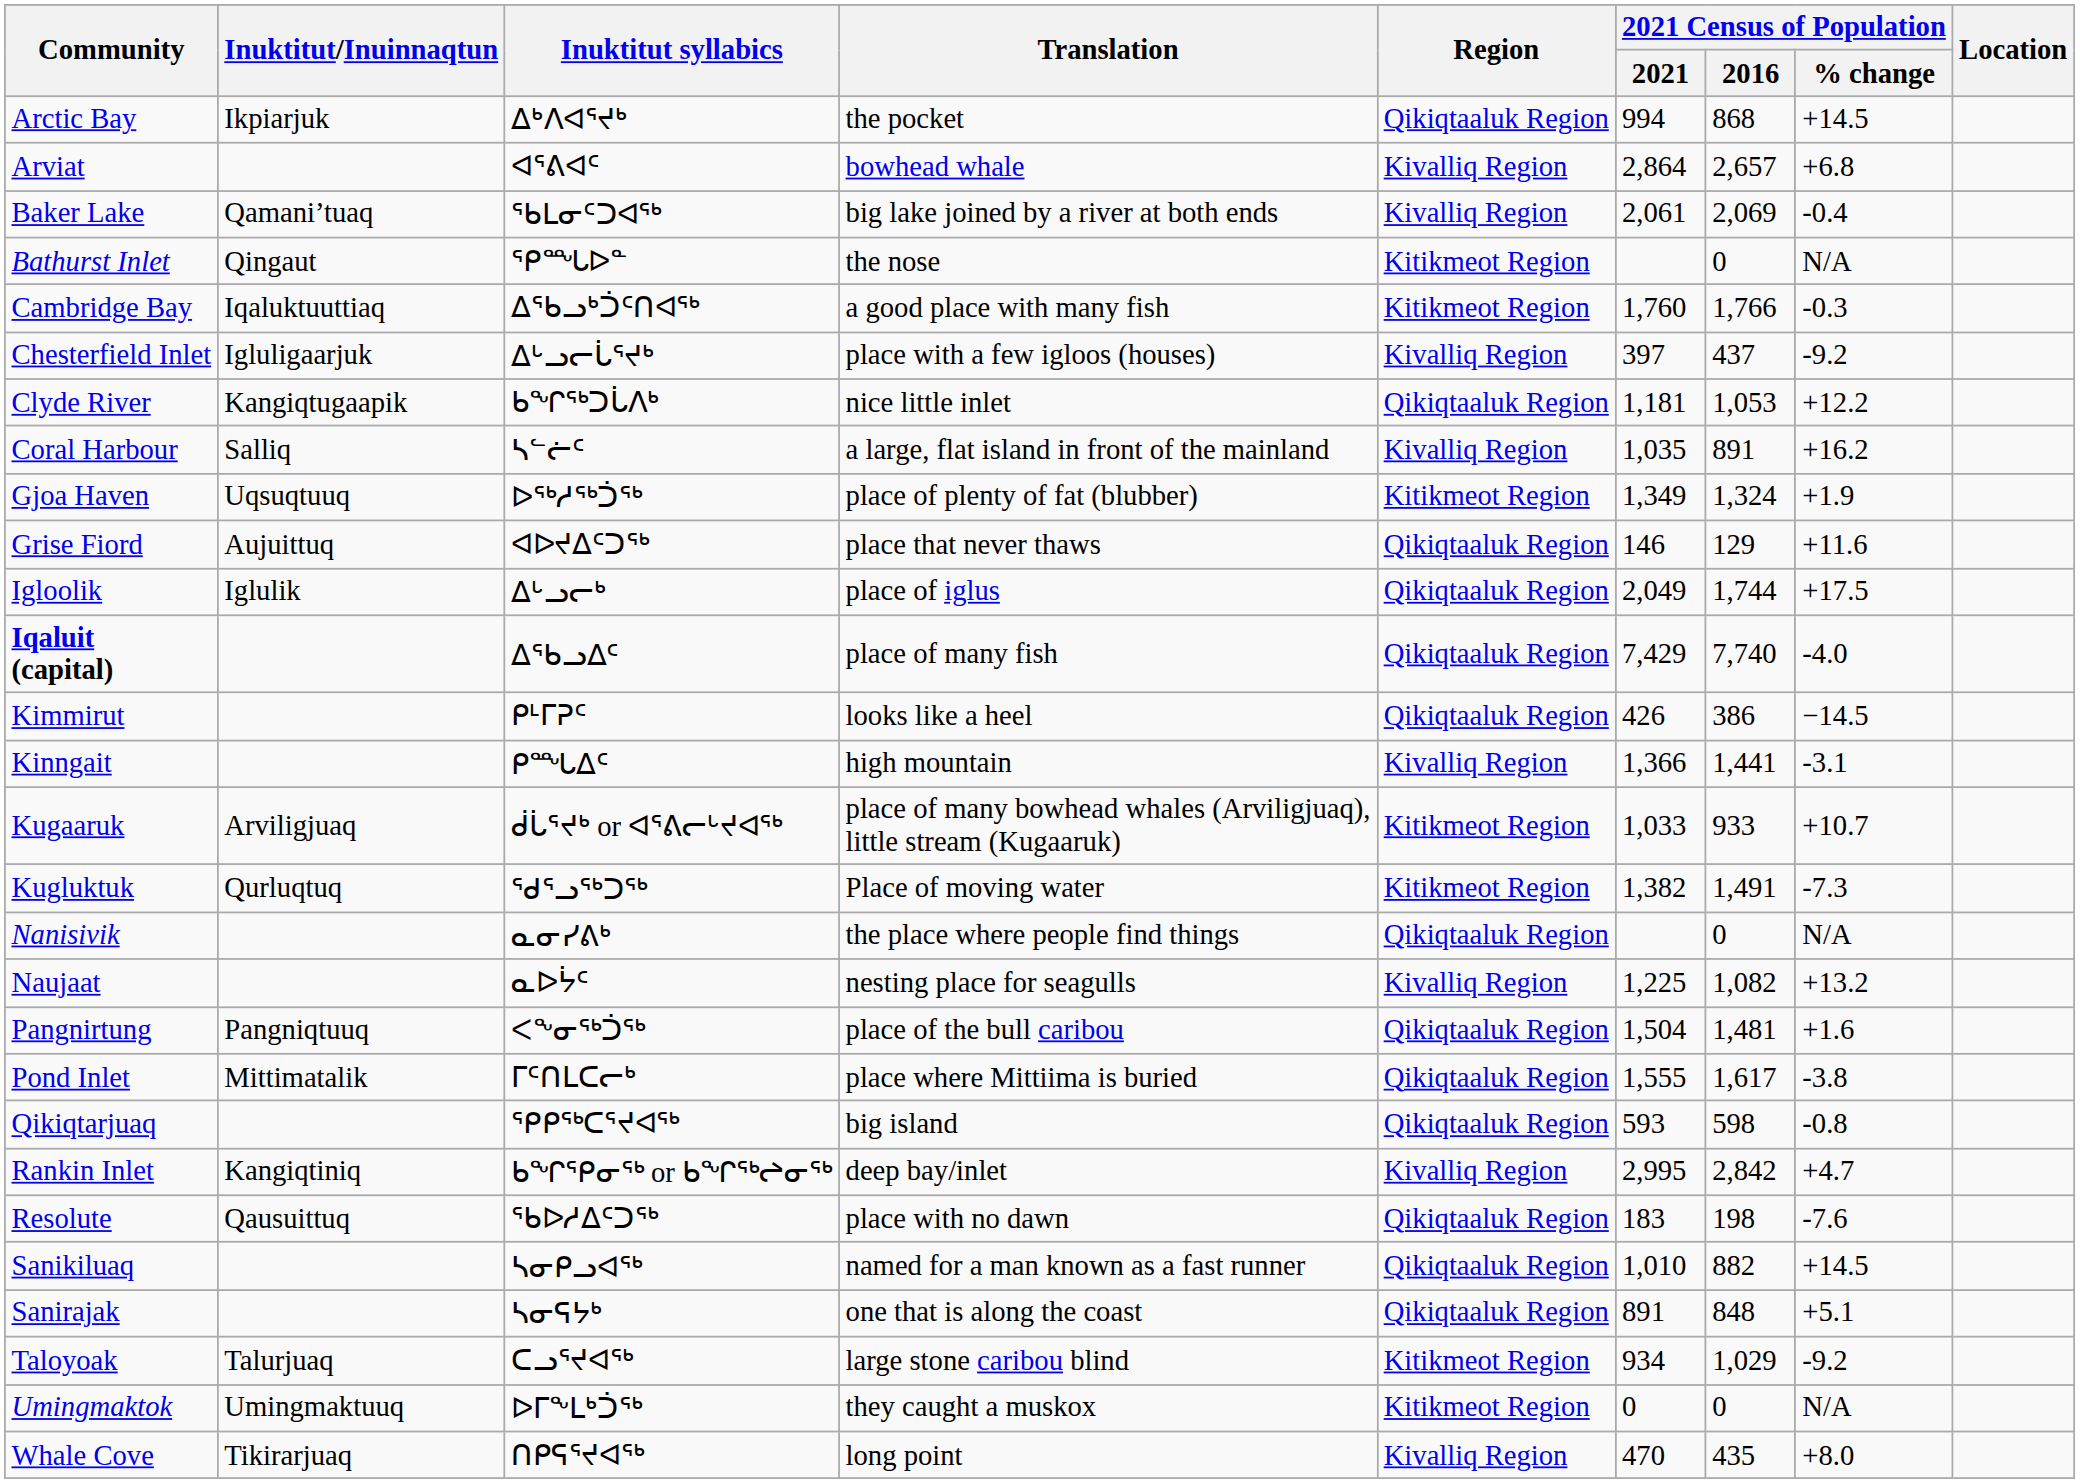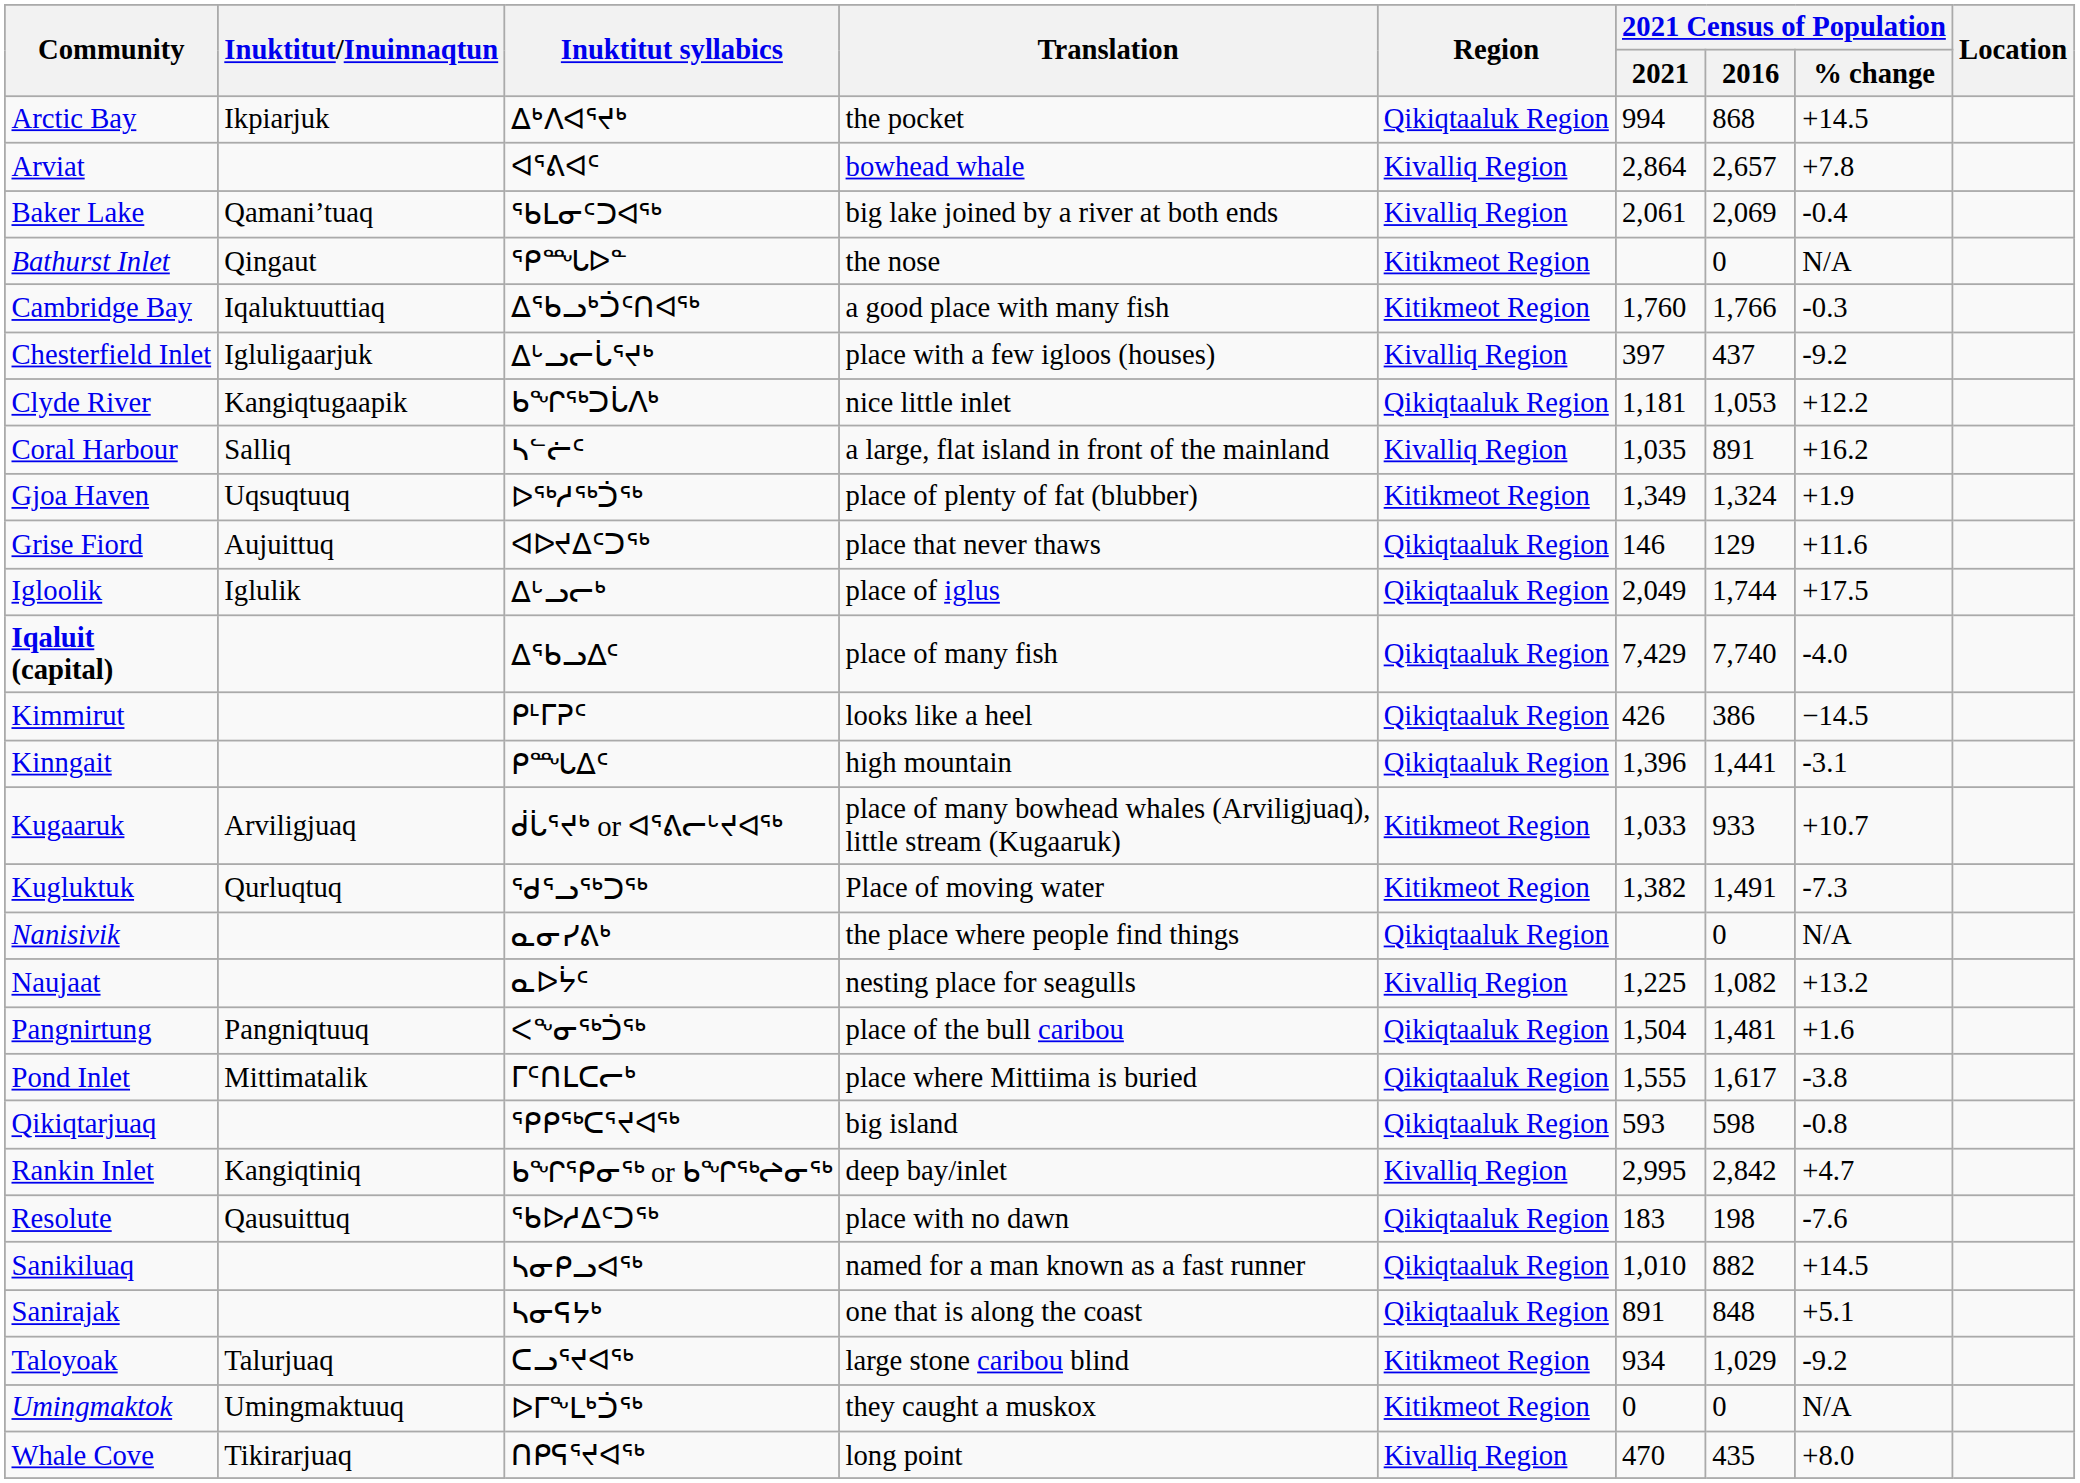(1828, 166) +6.8 -> (1828, 166) +7.8
(1476, 763) Kivalliq Region -> (1496, 763) Qikiqtaaluk Region
(1654, 763) 1,366 -> (1654, 763) 1,396
